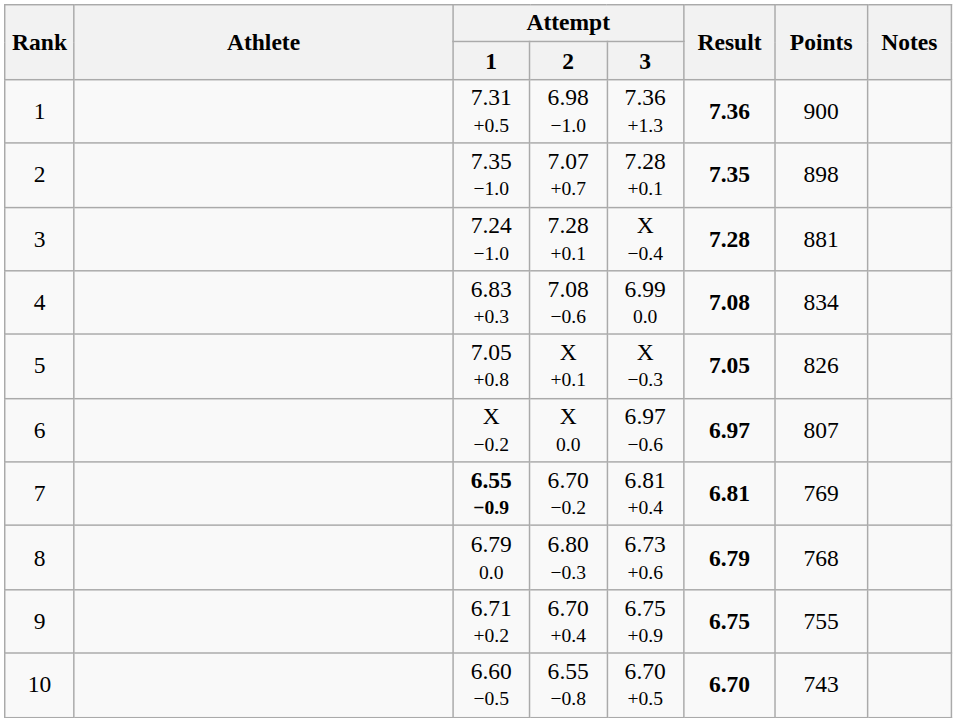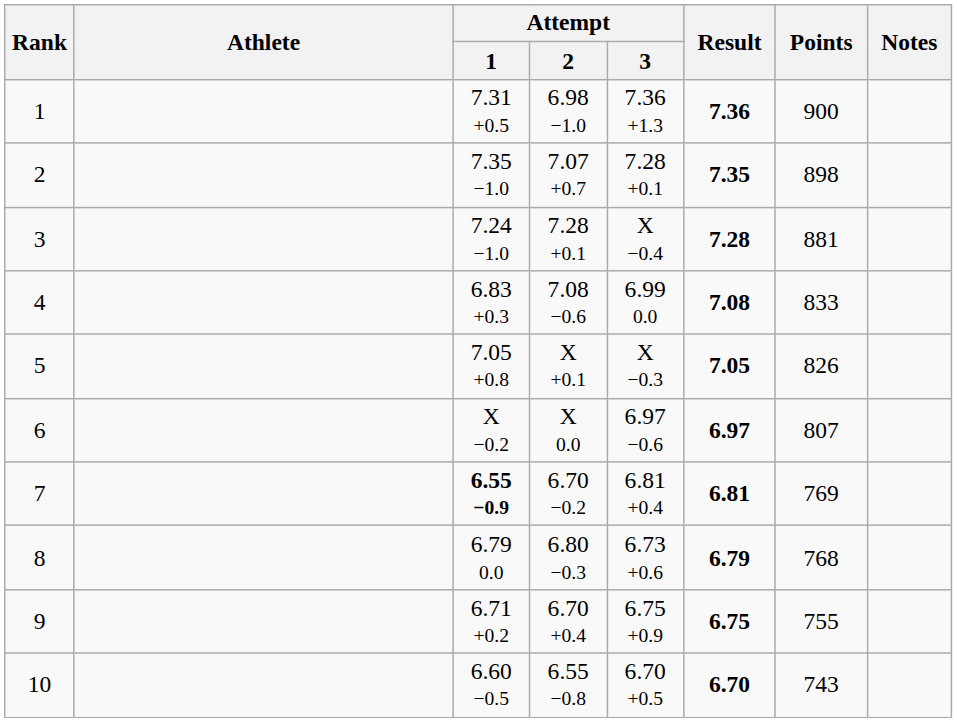(821, 302) 834 -> (821, 302) 833
